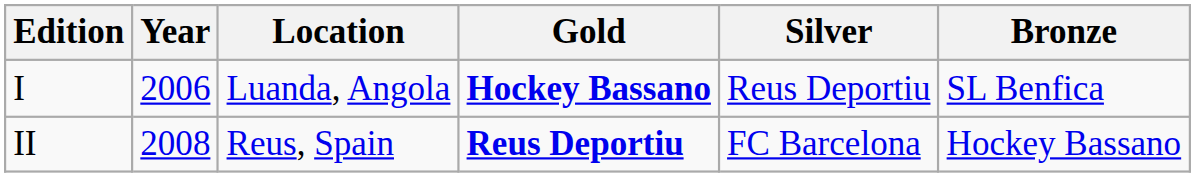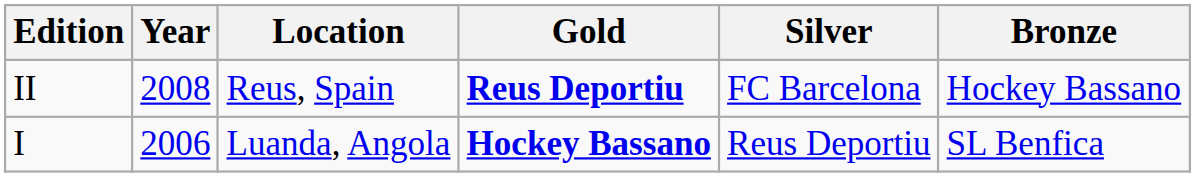rows swapped: (19, 87) <-> (25, 143)
